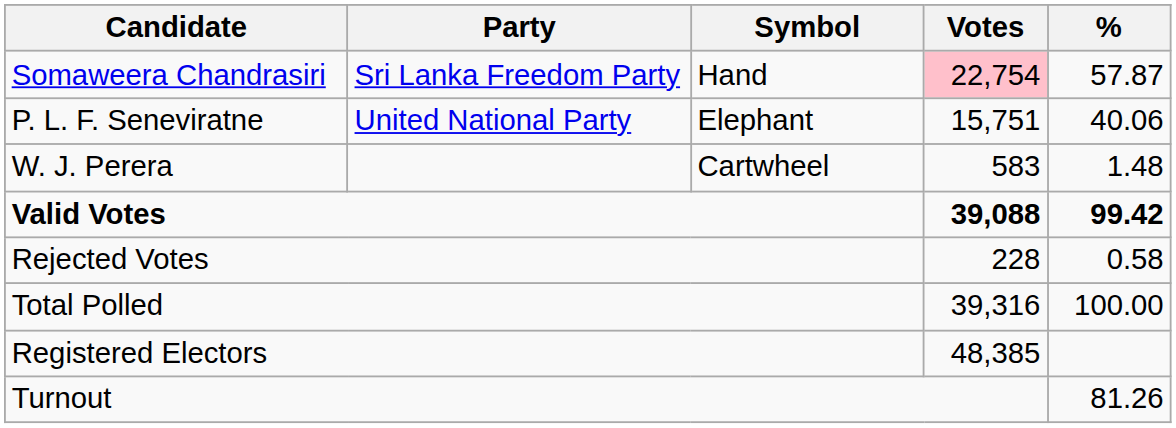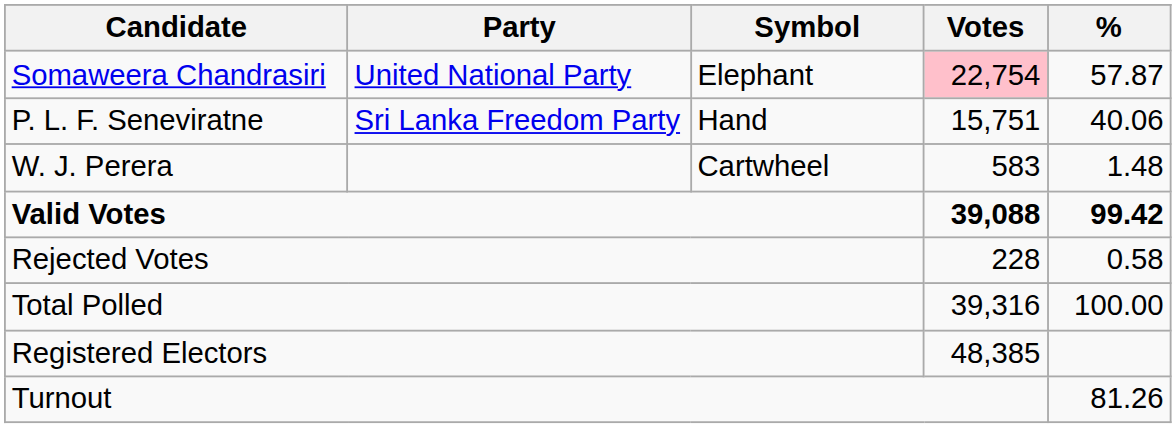(517, 74) Sri Lanka Freedom Party -> (493, 74) United National Party
(732, 74) Hand -> (755, 74) Elephant
(493, 120) United National Party -> (517, 120) Sri Lanka Freedom Party
(755, 120) Elephant -> (732, 120) Hand
